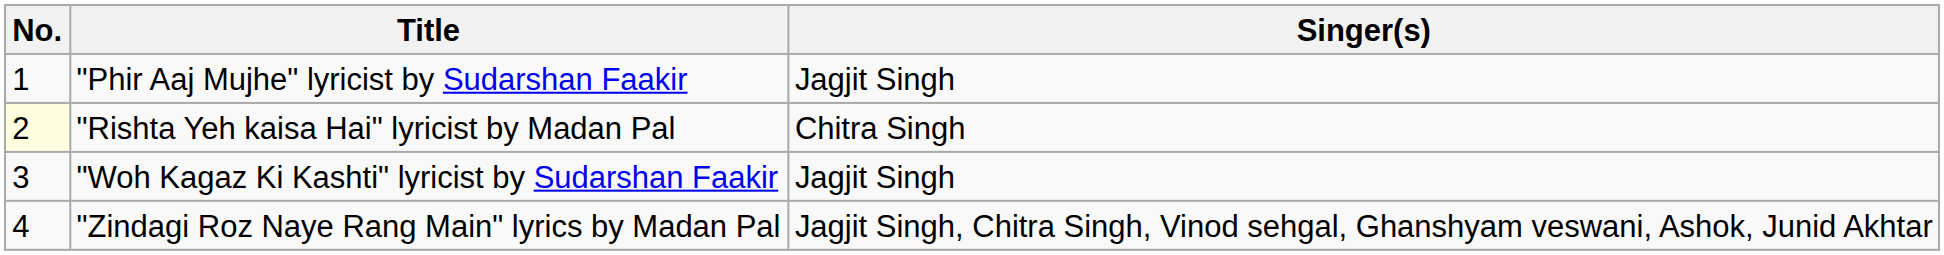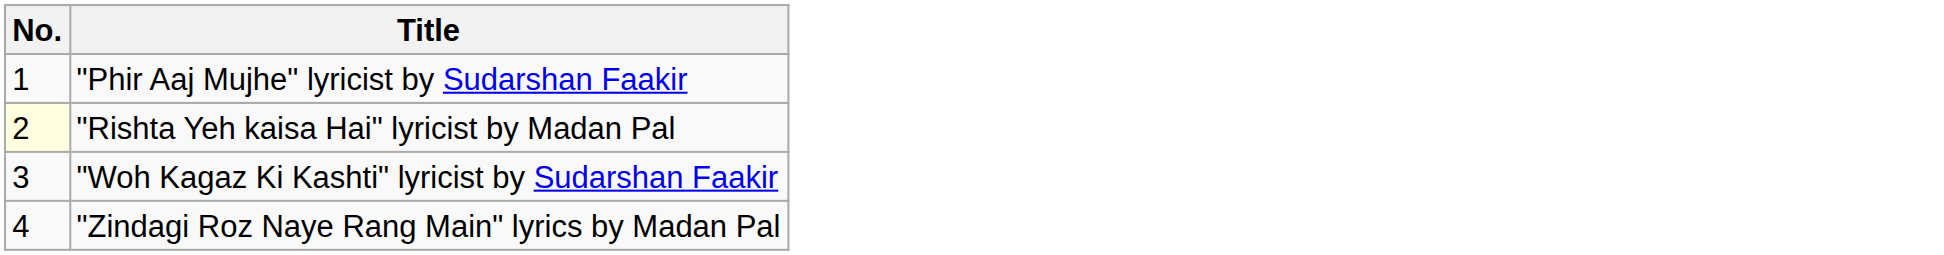- column: (1364, 30)
